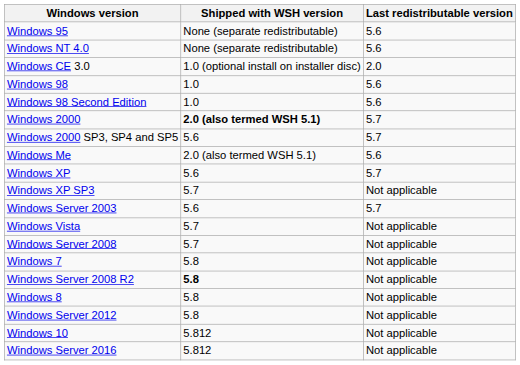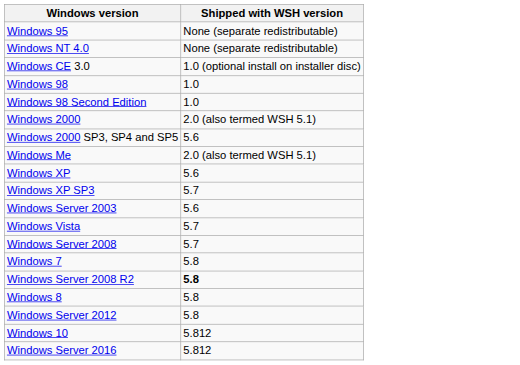- column: (439, 13)
(252, 119) bold -> (250, 119) normal
